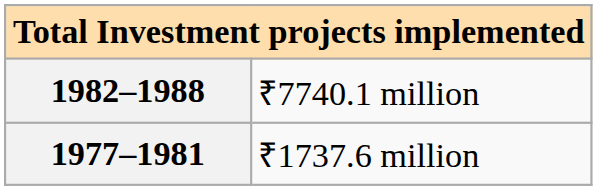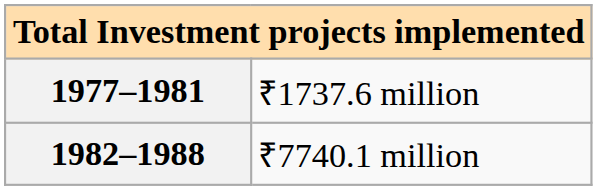rows swapped: (128, 153) <-> (128, 90)
